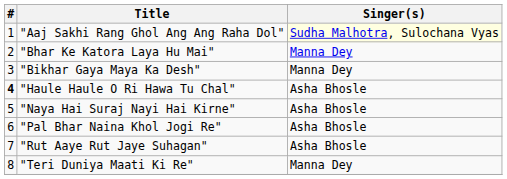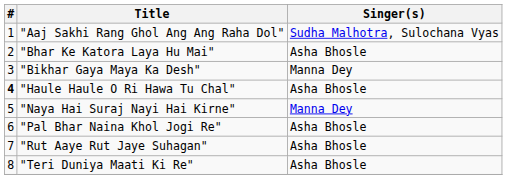(394, 33) lightyellow background -> (394, 33) no background
(321, 52) Manna Dey -> (328, 52) Asha Bhosle
(328, 108) Asha Bhosle -> (321, 108) Manna Dey
(321, 165) Manna Dey -> (328, 165) Asha Bhosle
